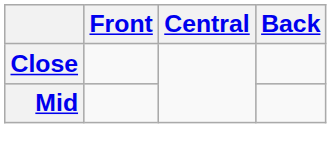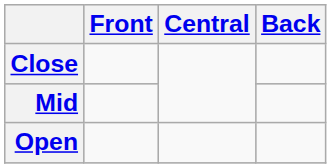+ row: (46, 142)
